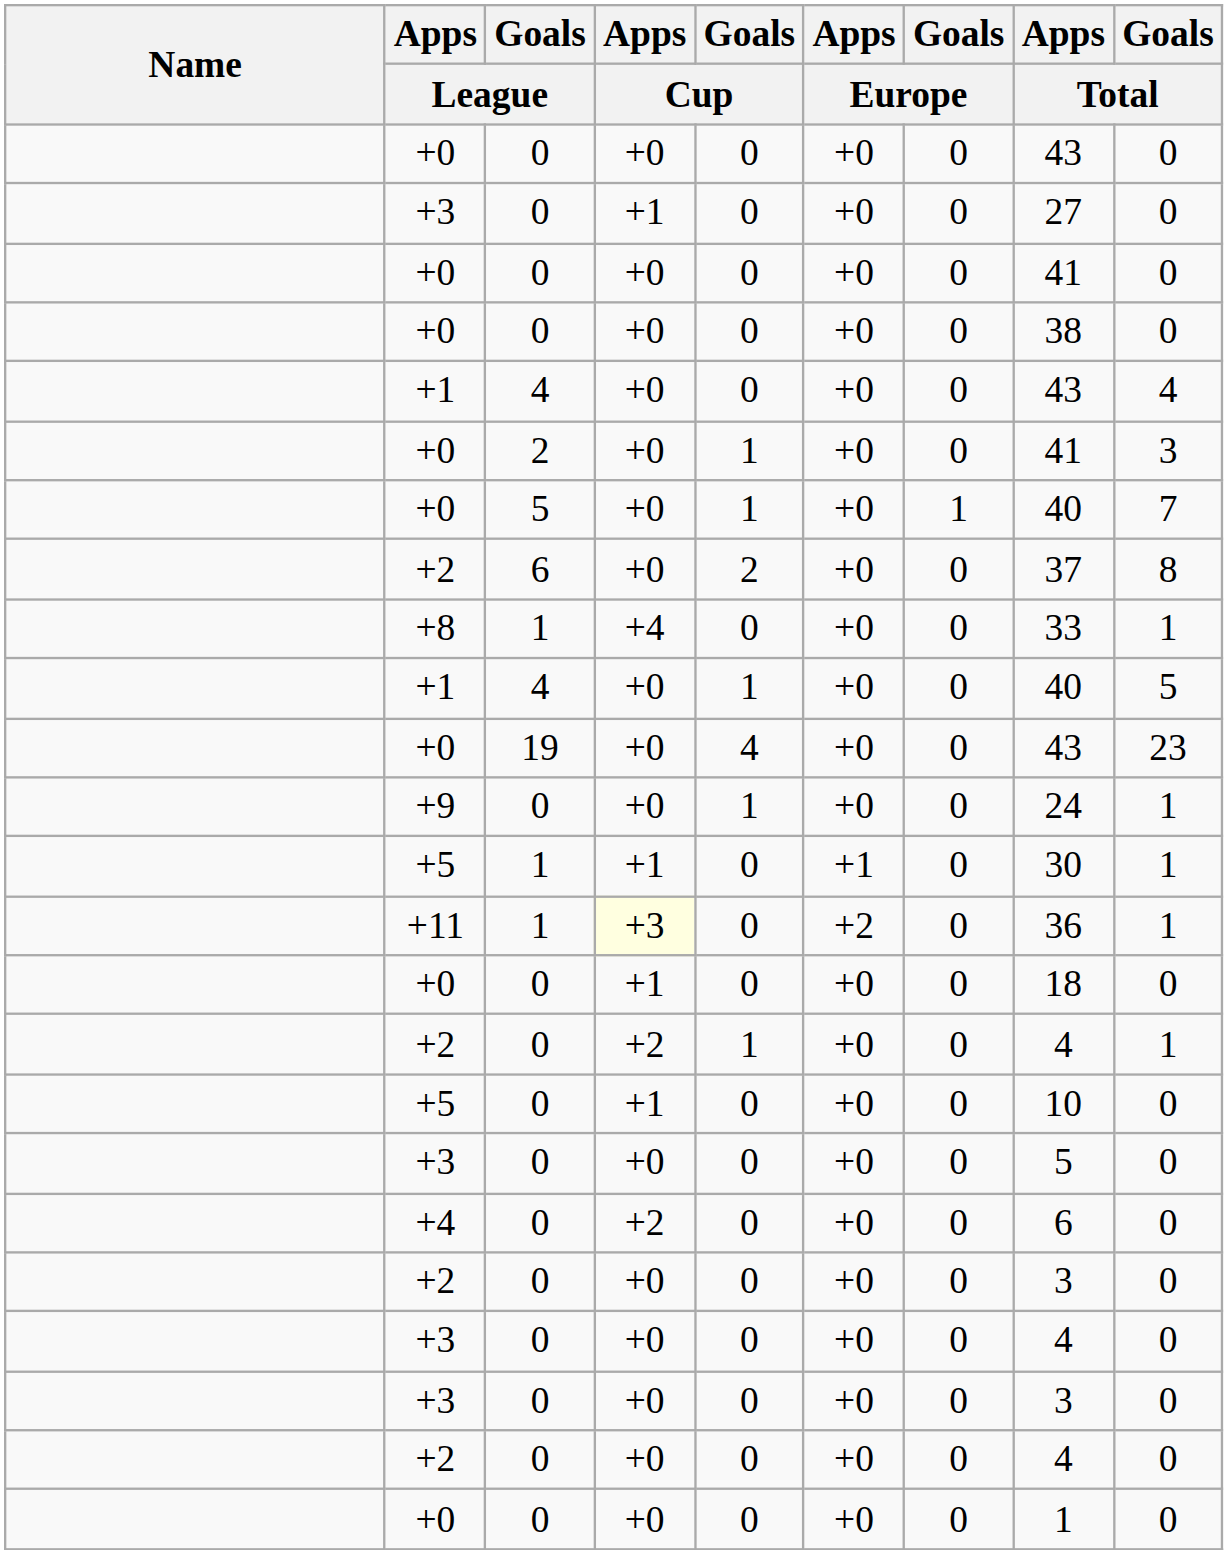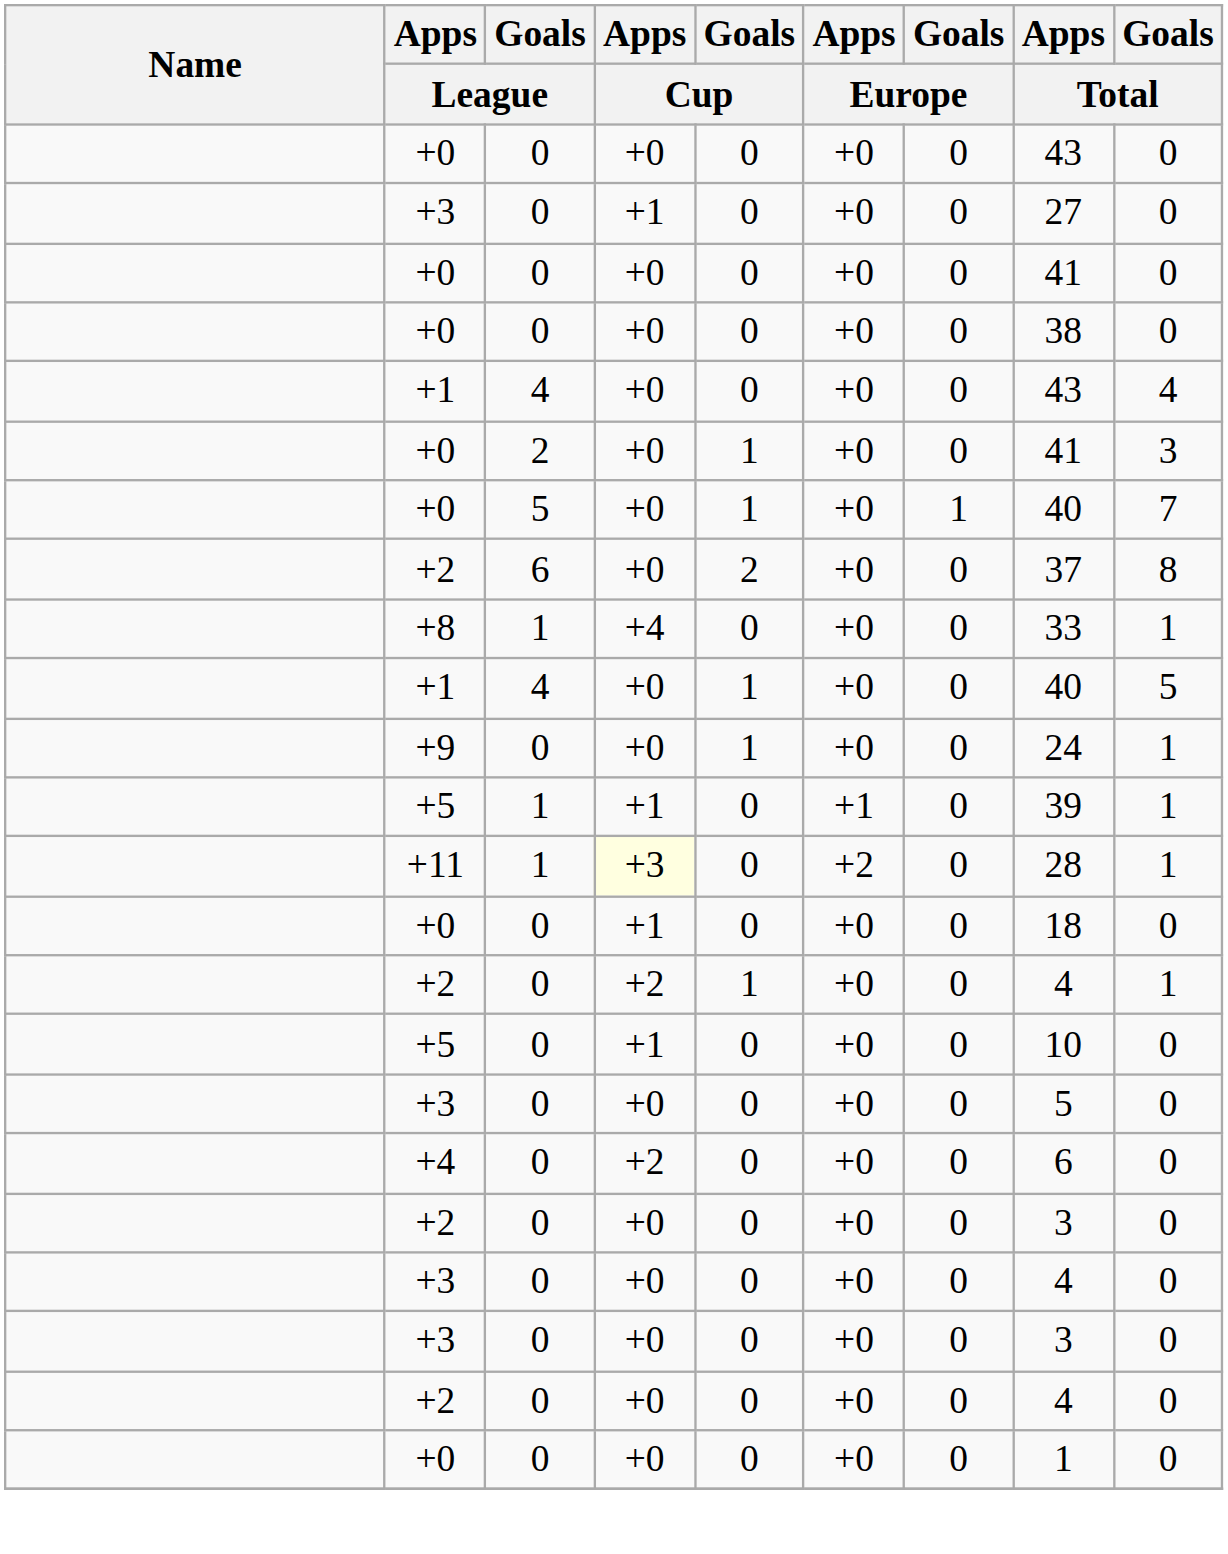- row: (435, 746)
(1063, 865) 30 -> (1063, 806) 39
(1063, 924) 36 -> (1063, 865) 28
